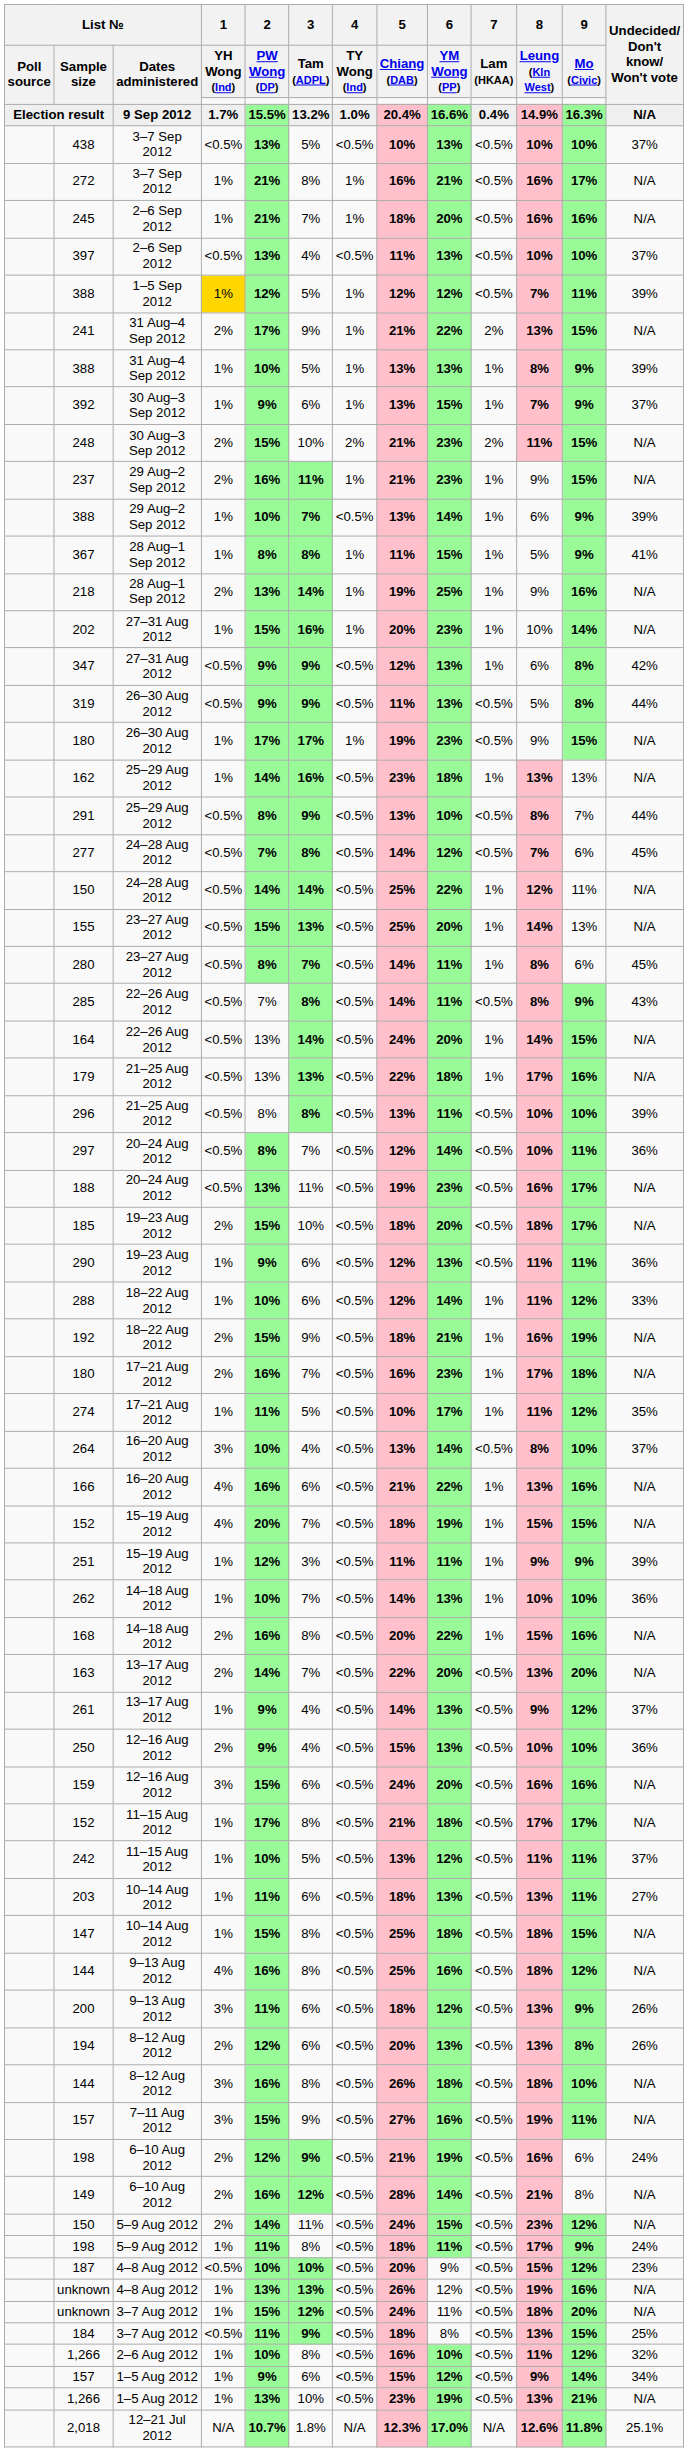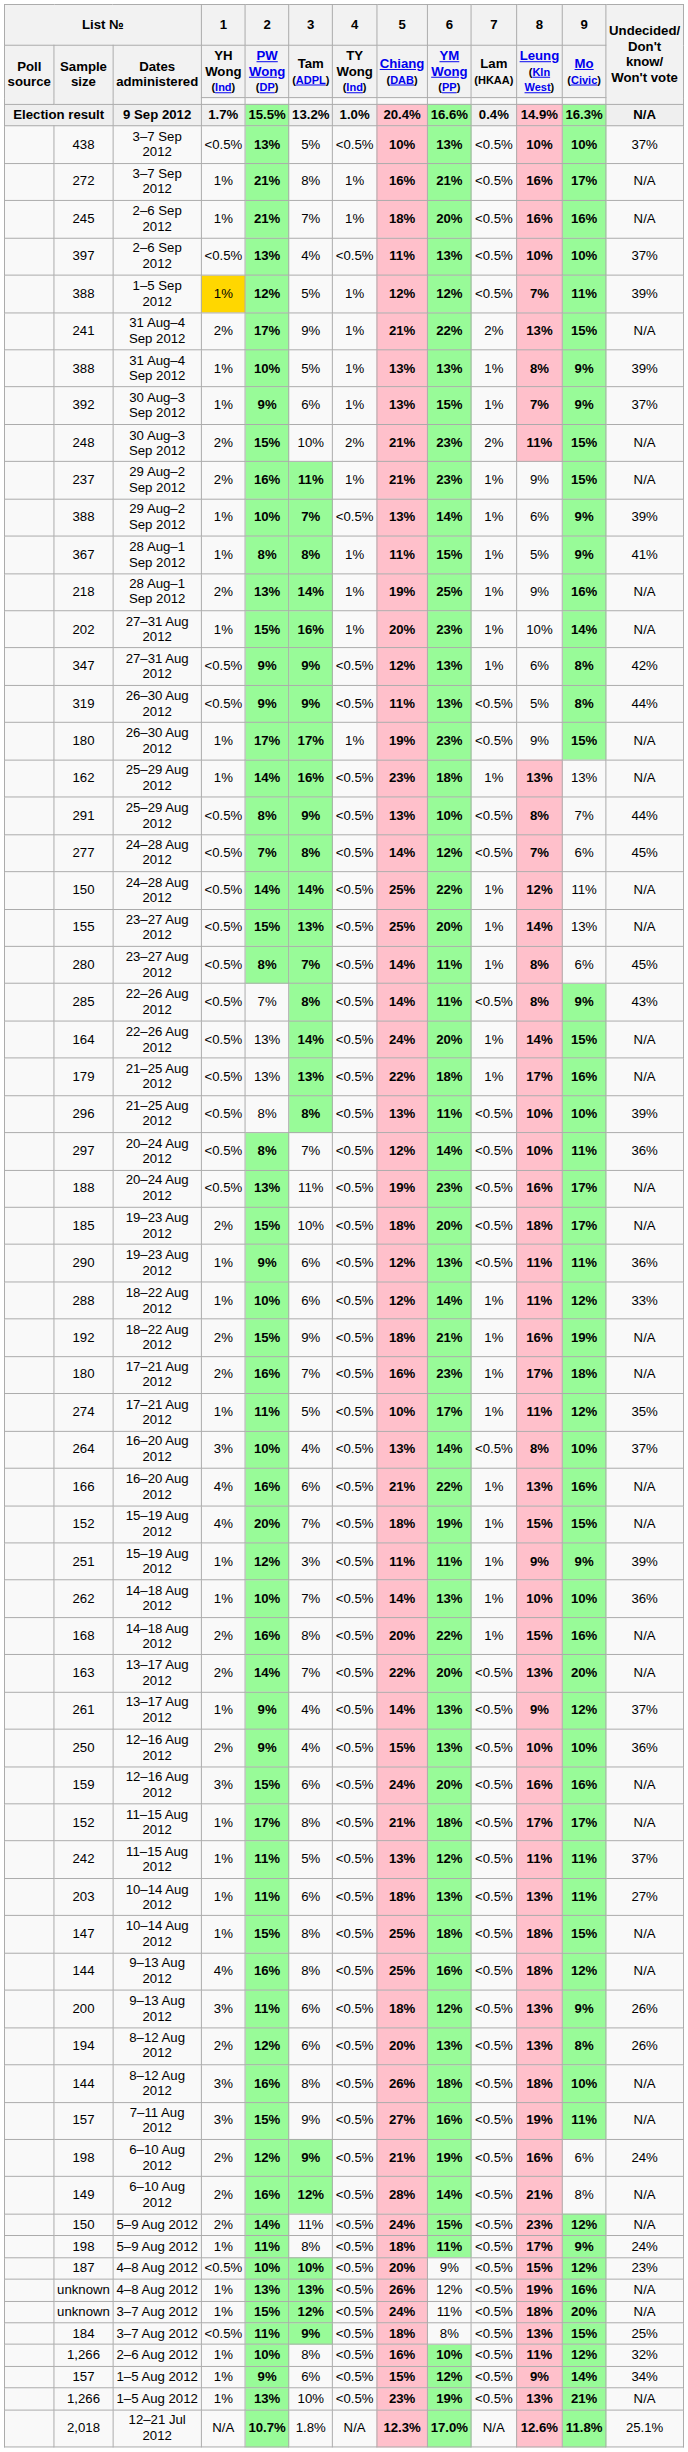(267, 1859) 10% -> (267, 1859) 11%
